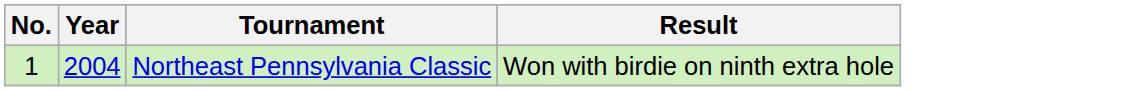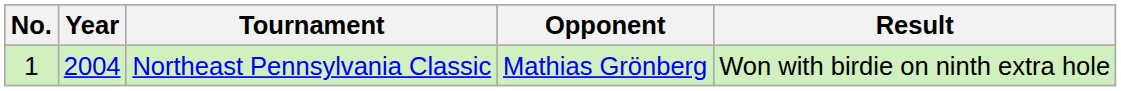+ column: (605, 25)
